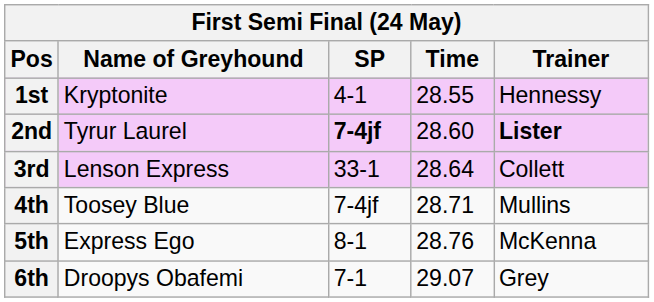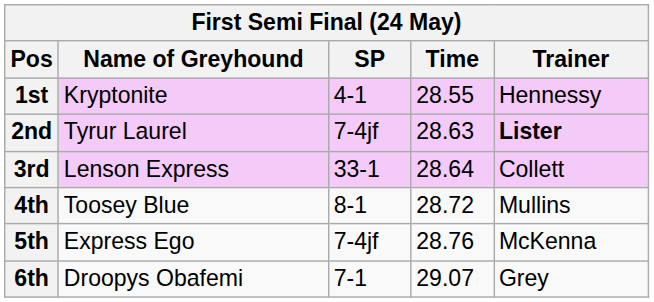(357, 132) bold -> (356, 132) normal
(445, 132) 28.60 -> (445, 132) 28.63
(356, 205) 7-4jf -> (350, 205) 8-1
(445, 205) 28.71 -> (445, 205) 28.72
(350, 242) 8-1 -> (356, 242) 7-4jf
